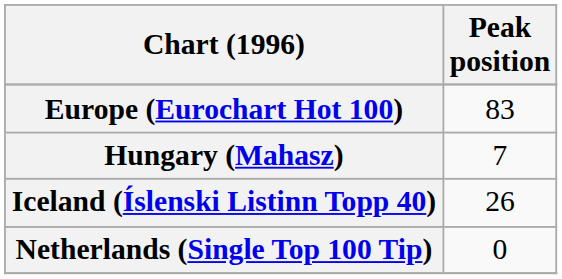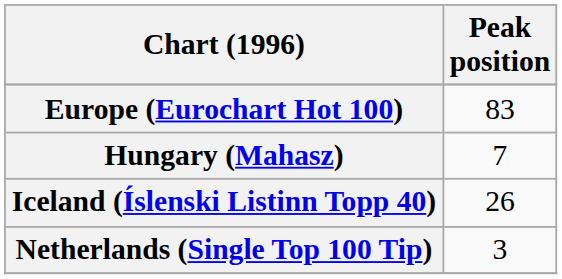(500, 249) 0 -> (500, 249) 3
